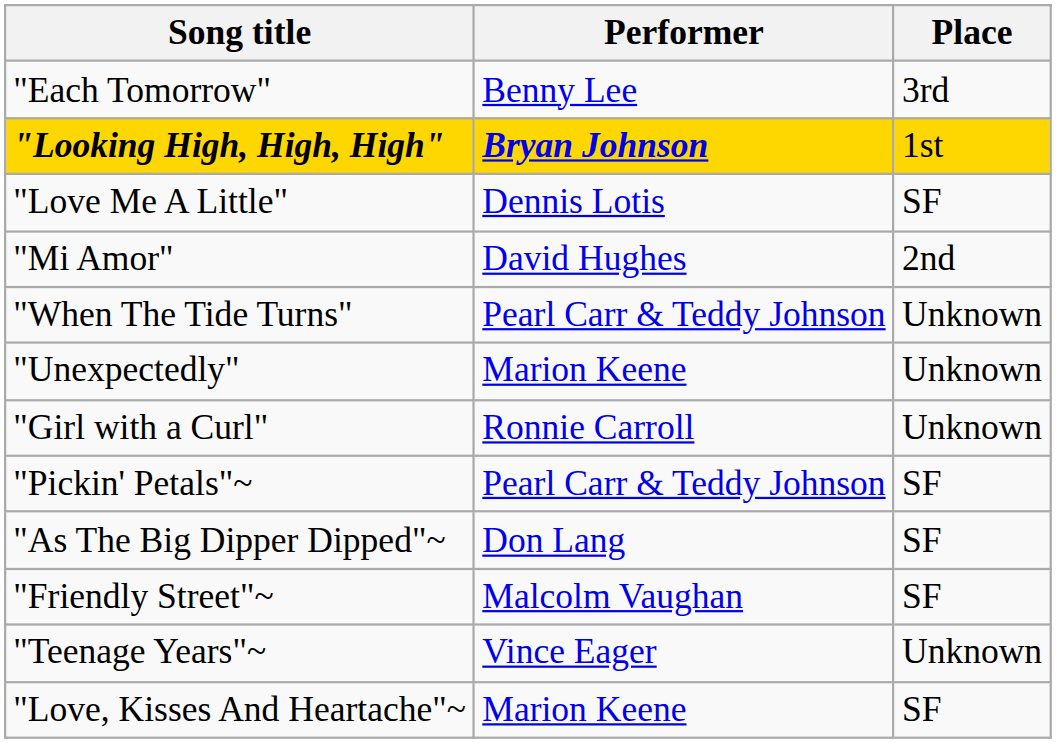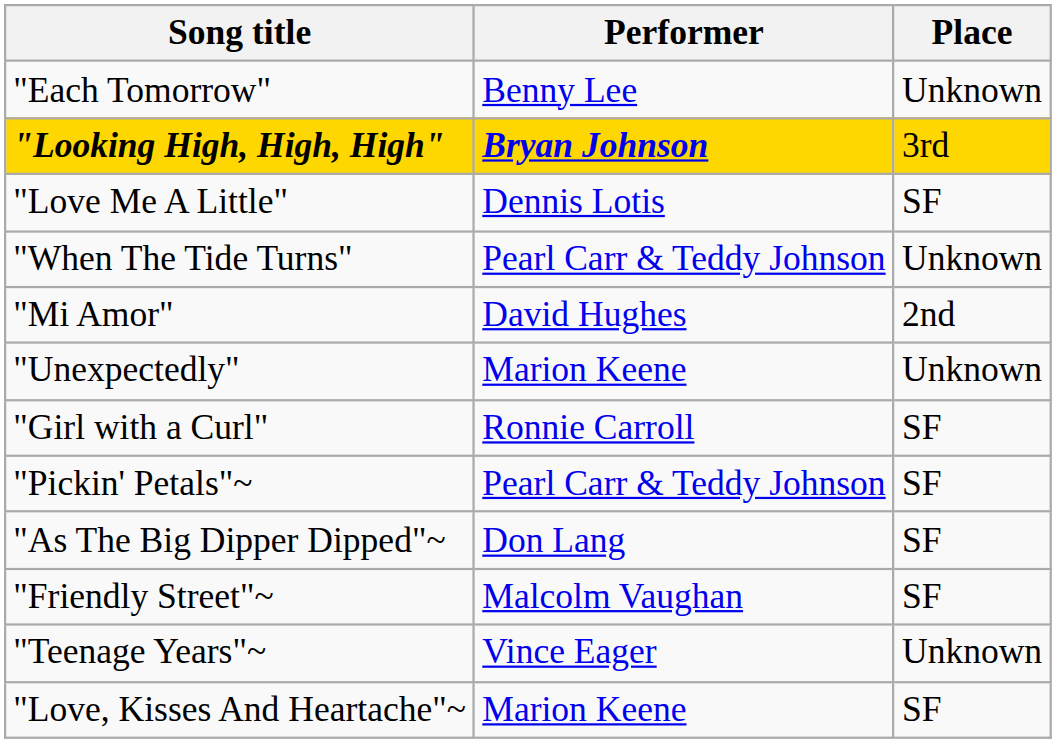(926, 88) 3rd -> (972, 88) Unknown
(923, 145) 1st -> (926, 145) 3rd
rows swapped: (93, 257) <-> (183, 314)
(972, 426) Unknown -> (922, 426) SF
